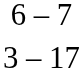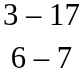rows swapped: (41, 15) <-> (41, 57)
